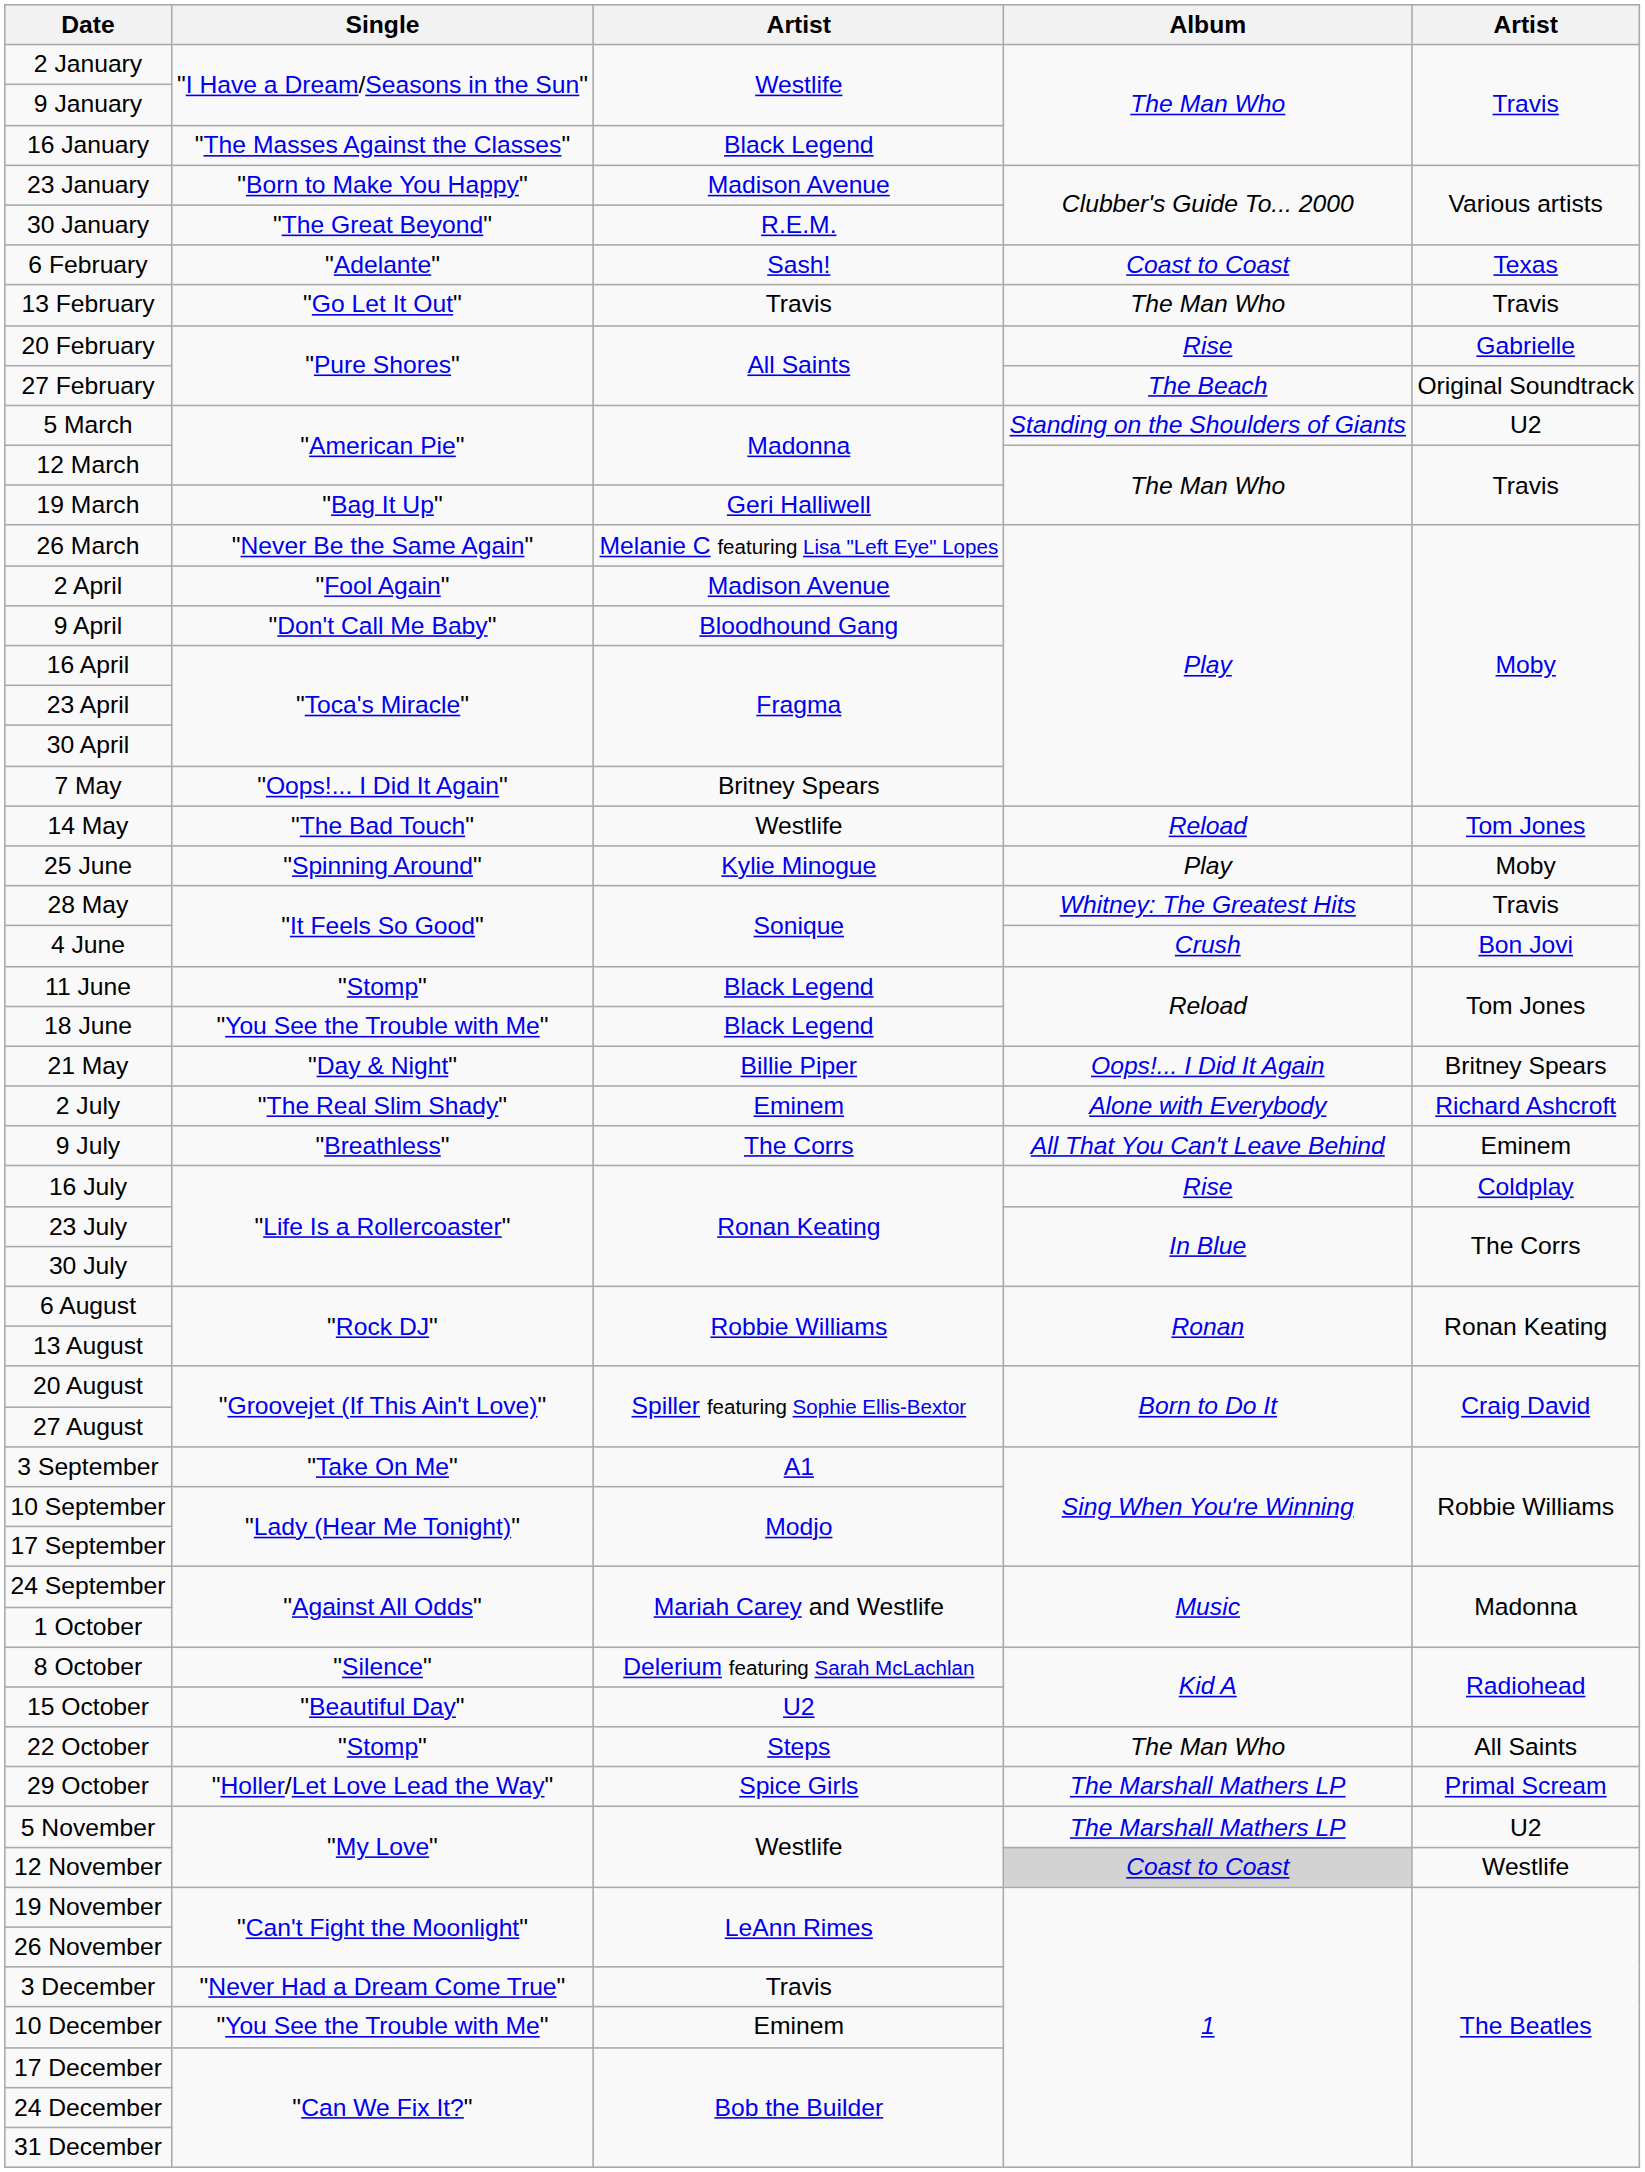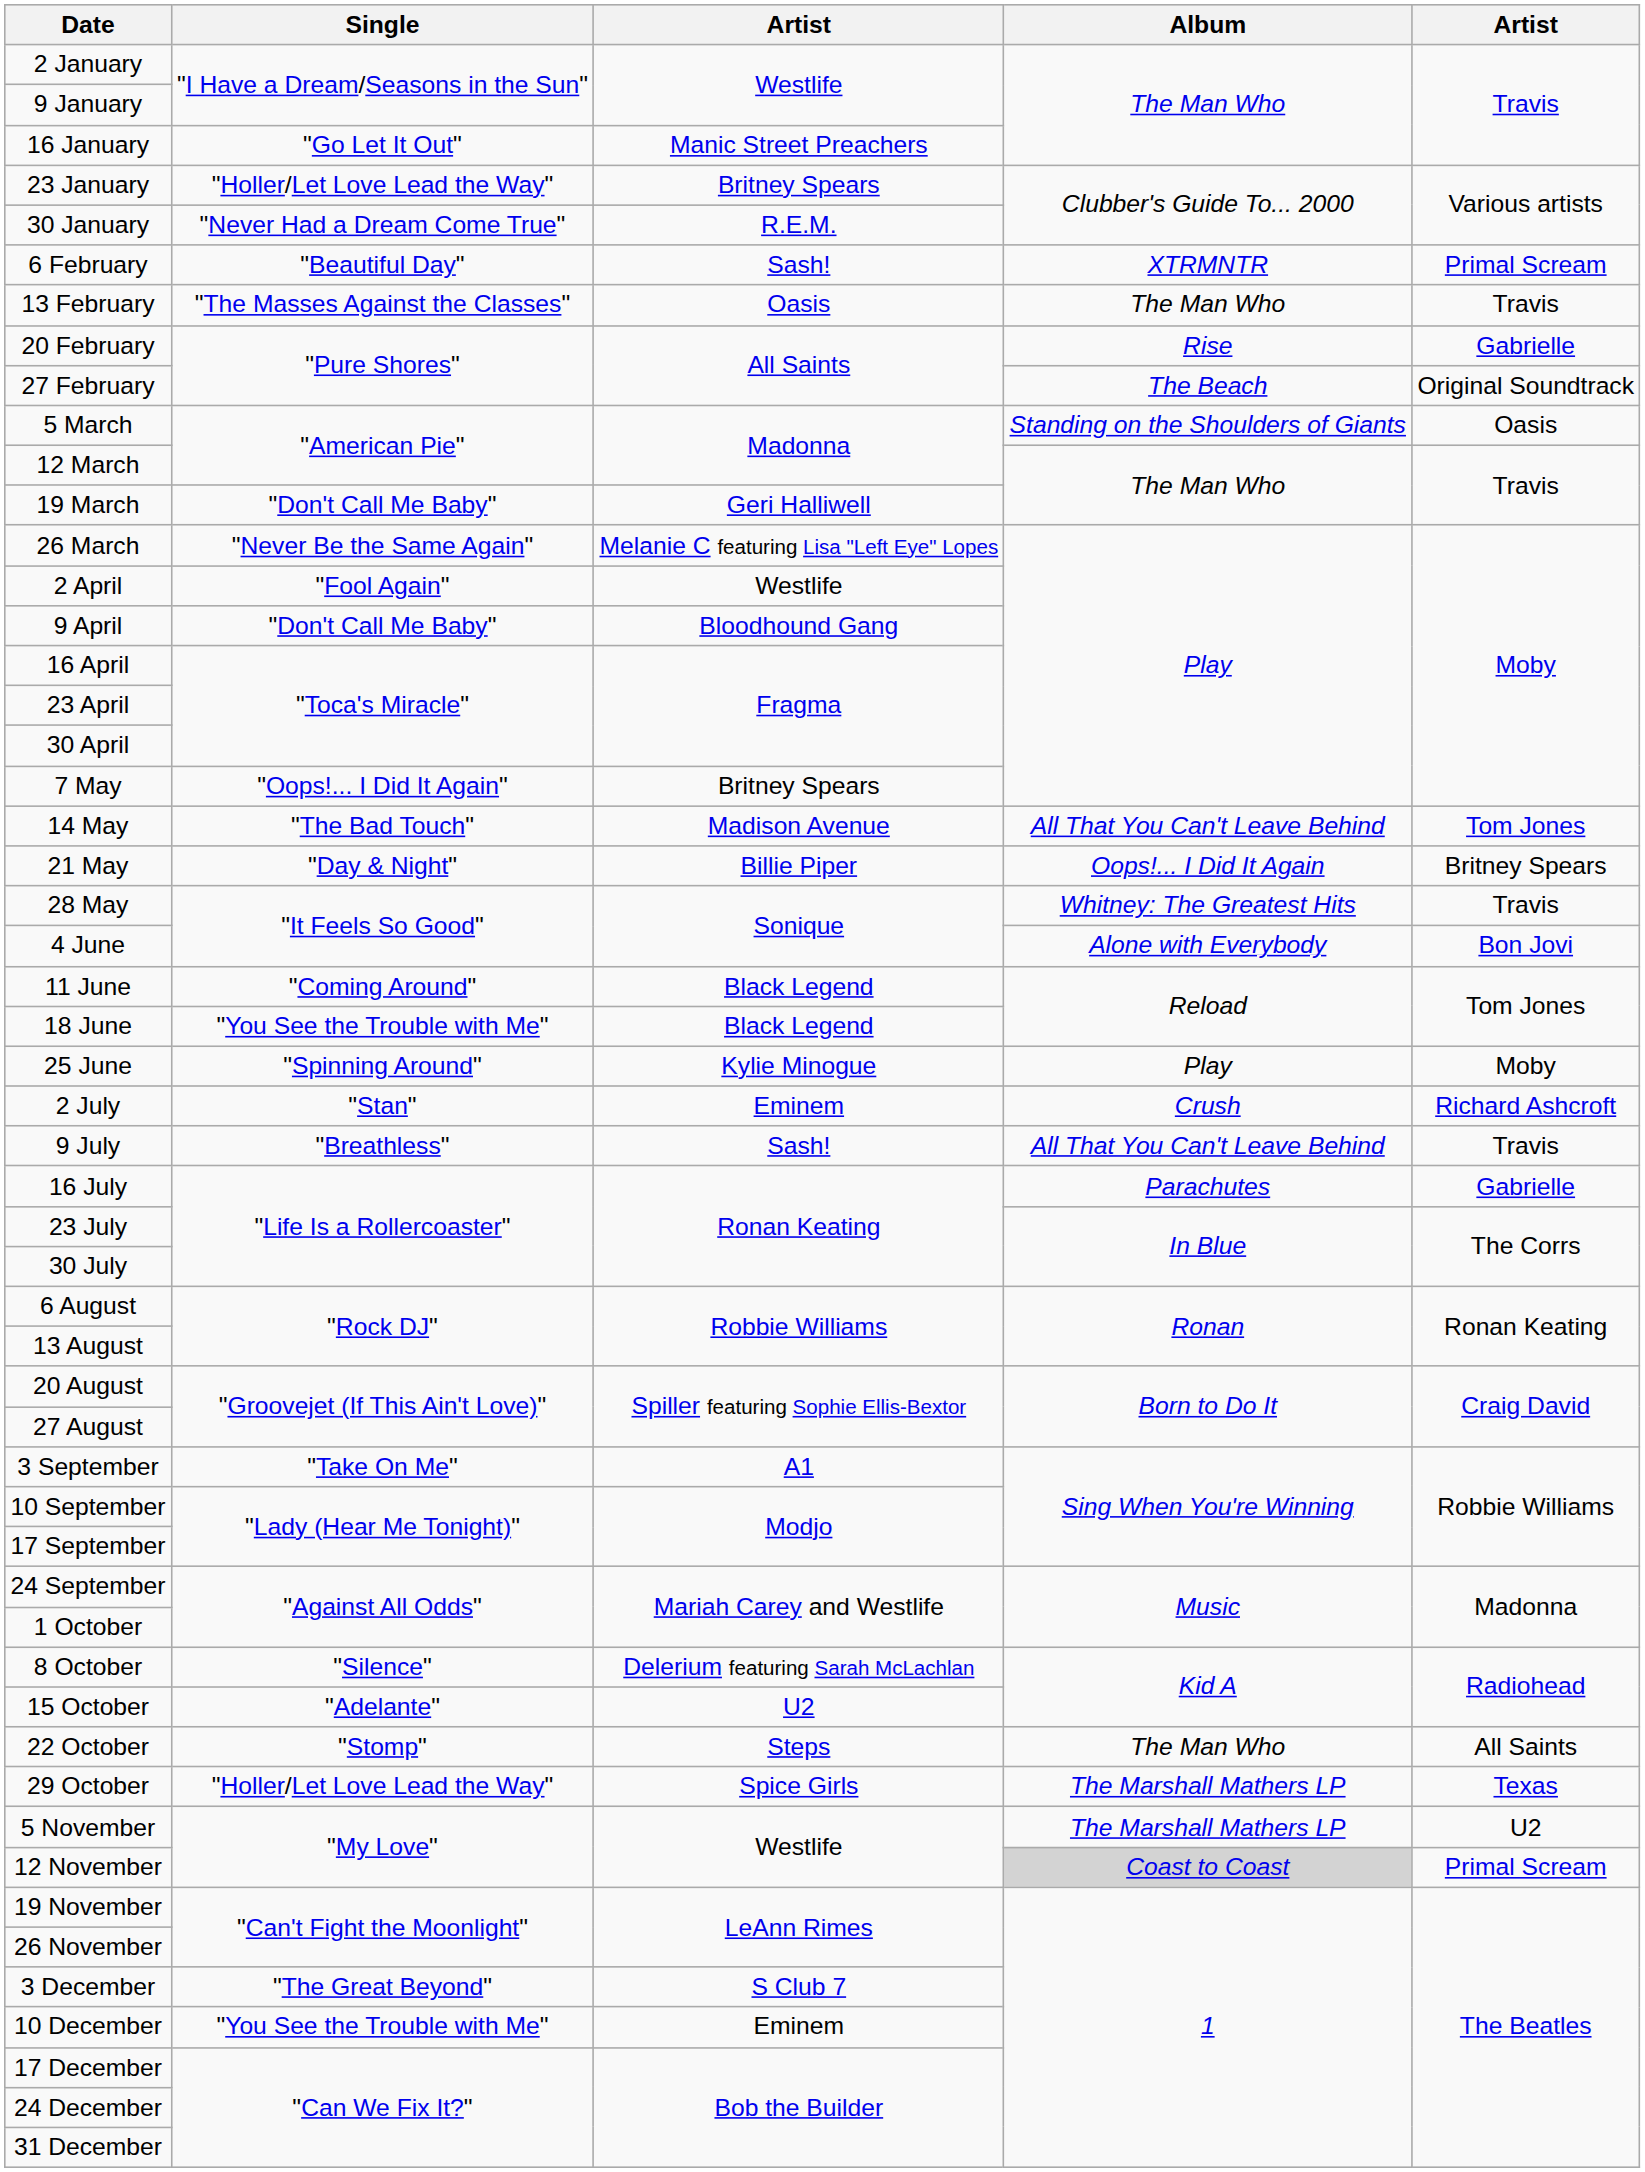(382, 144) "The Masses Against the Classes" -> (382, 144) "Go Let It Out"
(799, 144) Black Legend -> (799, 144) Manic Street Preachers
(382, 184) "Born to Make You Happy" -> (382, 184) "Holler/Let Love Lead the Way"
(799, 184) Madison Avenue -> (799, 184) Britney Spears
(382, 224) "The Great Beyond" -> (382, 224) "Never Had a Dream Come True"
(382, 264) "Adelante" -> (382, 264) "Beautiful Day"
(1208, 264) Coast to Coast -> (1208, 264) XTRMNTR
(1526, 264) Texas -> (1526, 264) Primal Scream
(382, 304) "Go Let It Out" -> (382, 304) "The Masses Against the Classes"
(799, 304) Travis -> (799, 304) Oasis
(1526, 424) U2 -> (1526, 424) Oasis
(382, 504) "Bag It Up" -> (382, 504) "Don't Call Me Baby"
(799, 584) Madison Avenue -> (799, 584) Westlife
(799, 825) Westlife -> (799, 825) Madison Avenue
(1208, 825) Reload -> (1208, 825) All That You Can't Leave Behind
rows swapped: (88, 1065) <-> (88, 865)
(1208, 945) Crush -> (1208, 945) Alone with Everybody
(382, 985) "Stomp" -> (382, 985) "Coming Around"
(382, 1105) "The Real Slim Shady" -> (382, 1105) "Stan"
(1208, 1105) Alone with Everybody -> (1208, 1105) Crush
(799, 1145) The Corrs -> (799, 1145) Sash!
(1526, 1145) Eminem -> (1526, 1145) Travis
(1208, 1185) Rise -> (1208, 1185) Parachutes
(1526, 1185) Coldplay -> (1526, 1185) Gabrielle
(382, 1706) "Beautiful Day" -> (382, 1706) "Adelante"
(1526, 1786) Primal Scream -> (1526, 1786) Texas
(1526, 1866) Westlife -> (1526, 1866) Primal Scream
(382, 1986) "Never Had a Dream Come True" -> (382, 1986) "The Great Beyond"
(799, 1986) Travis -> (799, 1986) S Club 7
